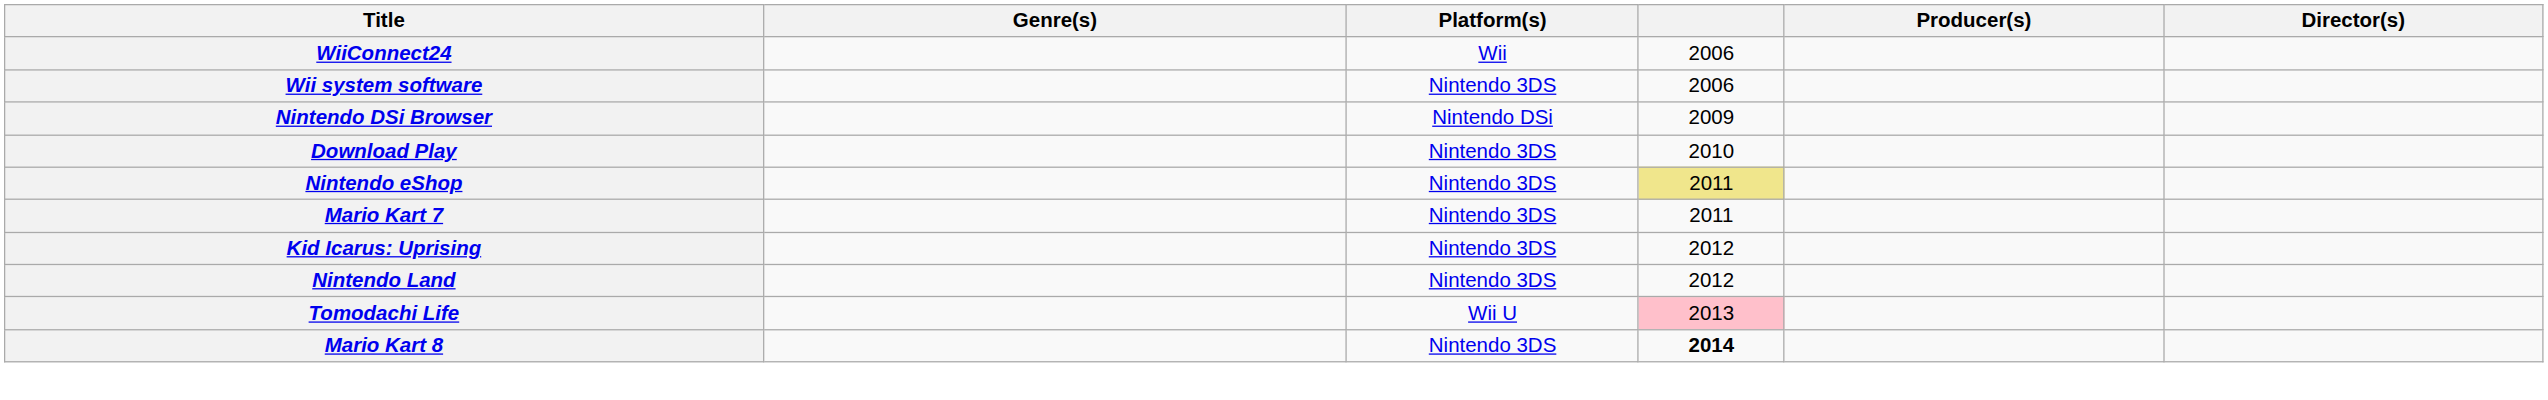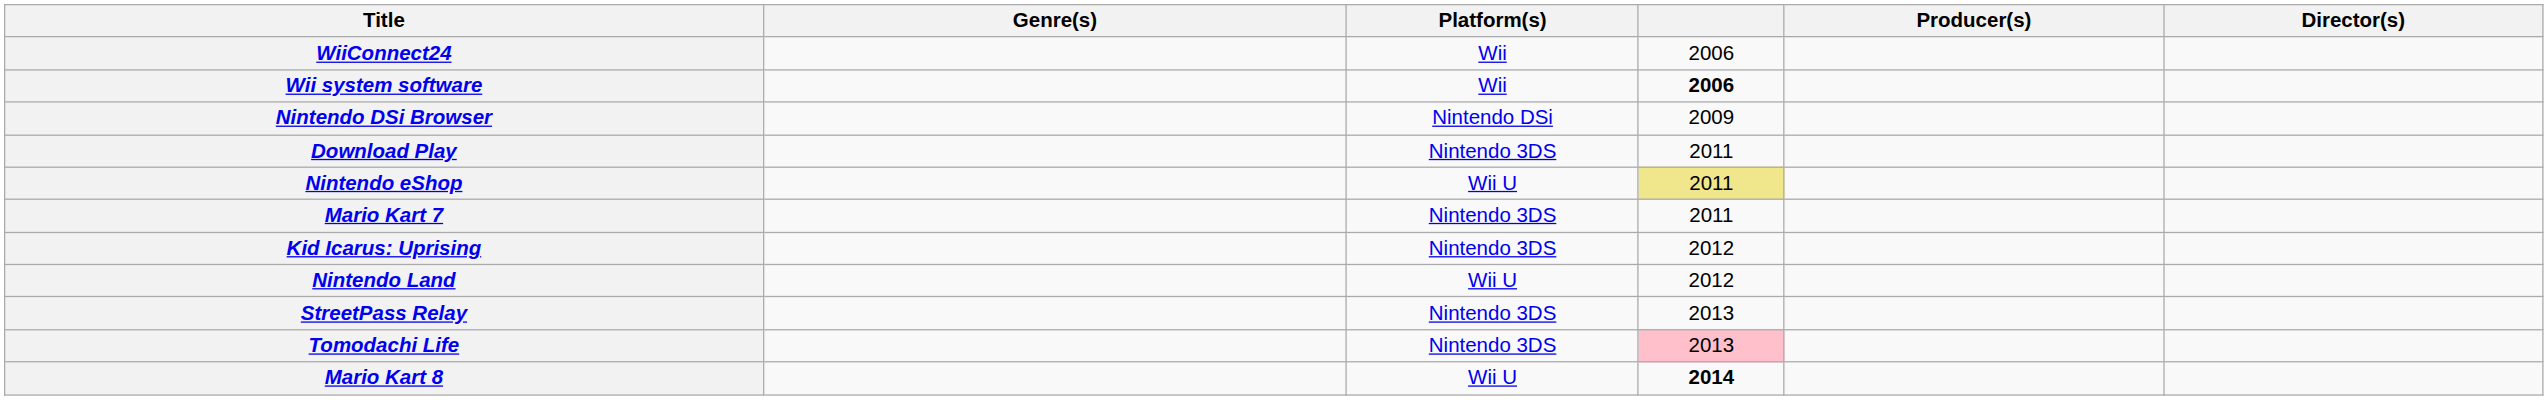(1493, 85) Nintendo 3DS -> (1493, 85) Wii
(1711, 85) normal -> (1711, 85) bold
(1711, 150) 2010 -> (1711, 150) 2011
(1493, 183) Nintendo 3DS -> (1493, 183) Wii U
(1493, 280) Nintendo 3DS -> (1493, 280) Wii U
+ row: (384, 313)
(1493, 313) Wii U -> (1493, 345) Nintendo 3DS
(1493, 345) Nintendo 3DS -> (1493, 378) Wii U
